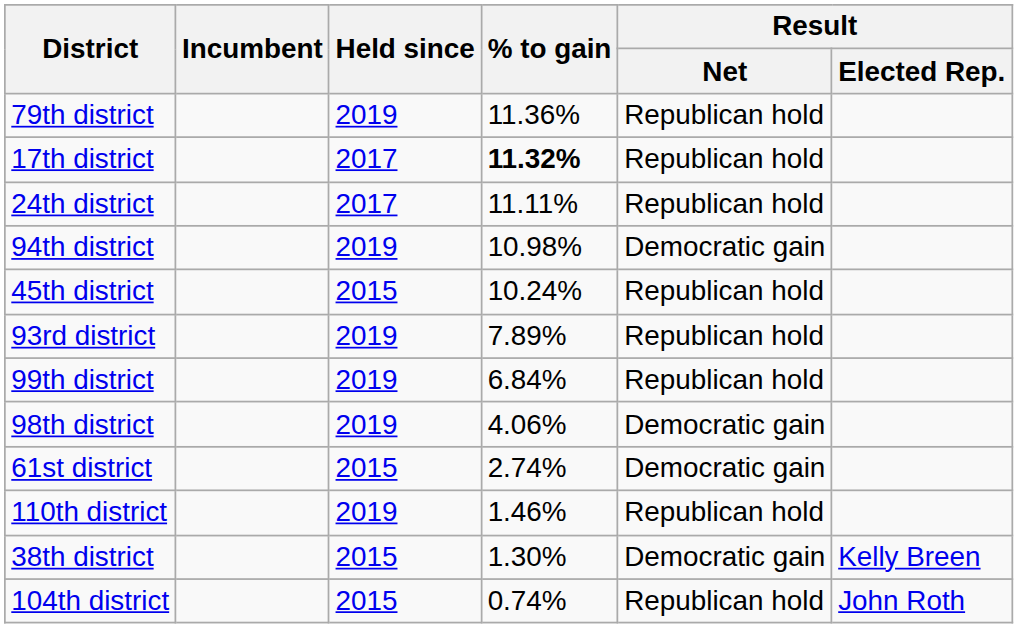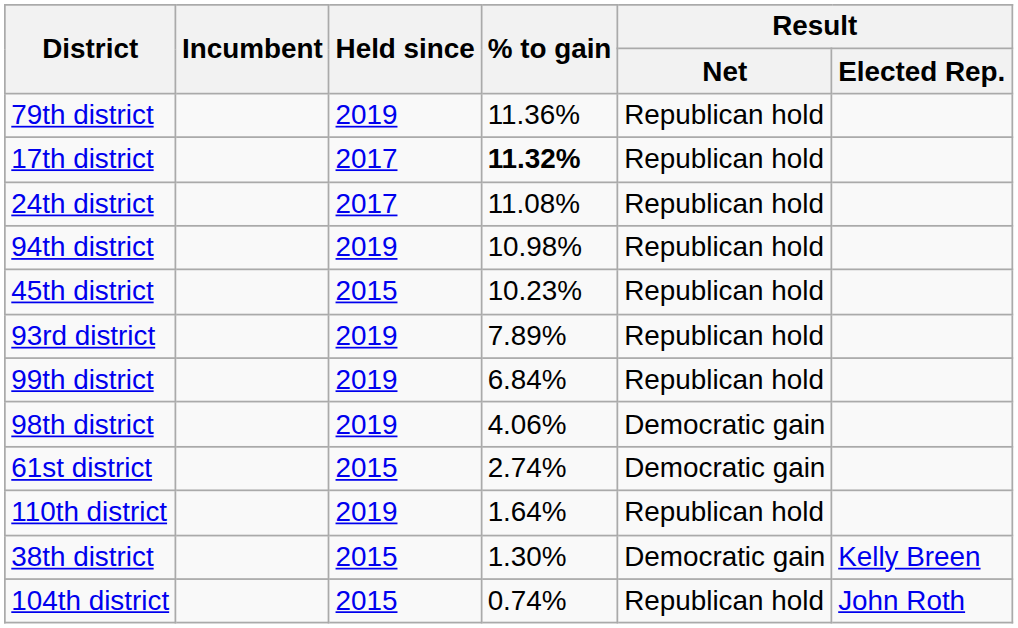(533, 203) 11.11% -> (534, 203) 11.08%
(725, 247) Democratic gain -> (724, 247) Republican hold
(535, 291) 10.24% -> (535, 291) 10.23%
(527, 512) 1.46% -> (527, 512) 1.64%
